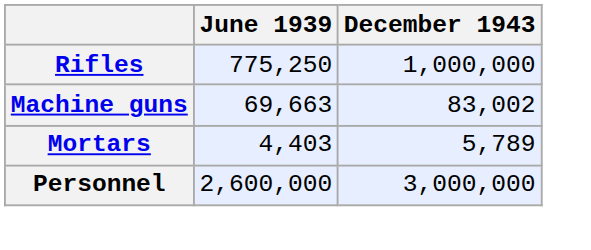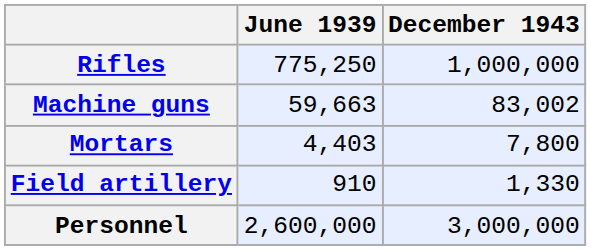(288, 105) 69,663 -> (332, 105) 59,663
(499, 145) 5,789 -> (543, 145) 7,800
+ row: (121, 185)
